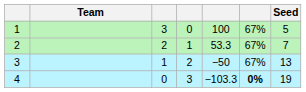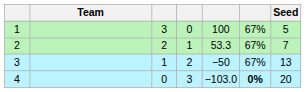(221, 79) −103.3 -> (221, 79) −103.0
(286, 79) 19 -> (286, 79) 20
